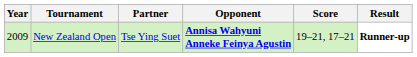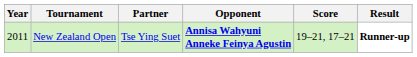(18, 37) 2009 -> (18, 37) 2011
